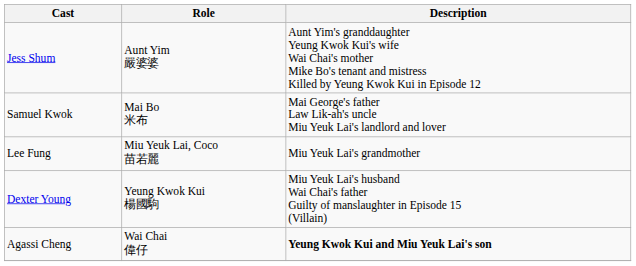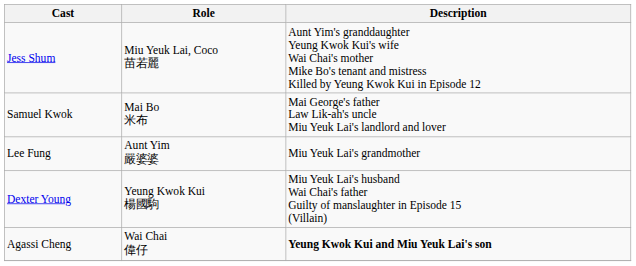(147, 57) Aunt Yim 嚴婆婆 -> (171, 57) Miu Yeuk Lai, Coco 苗若麗
(171, 153) Miu Yeuk Lai, Coco 苗若麗 -> (147, 153) Aunt Yim 嚴婆婆
